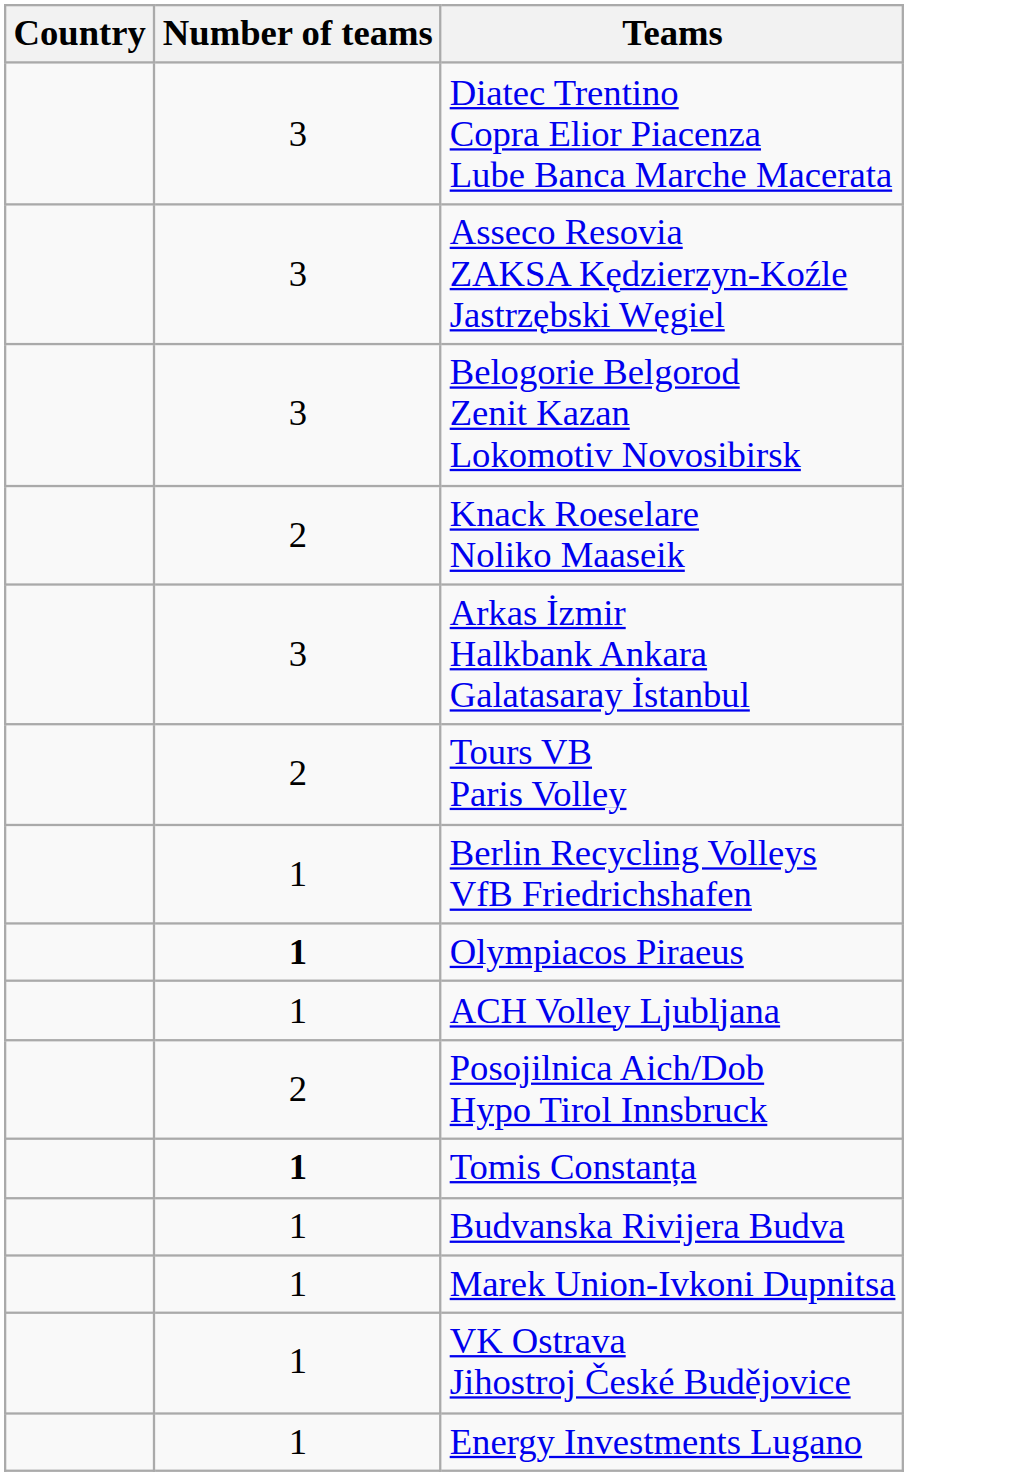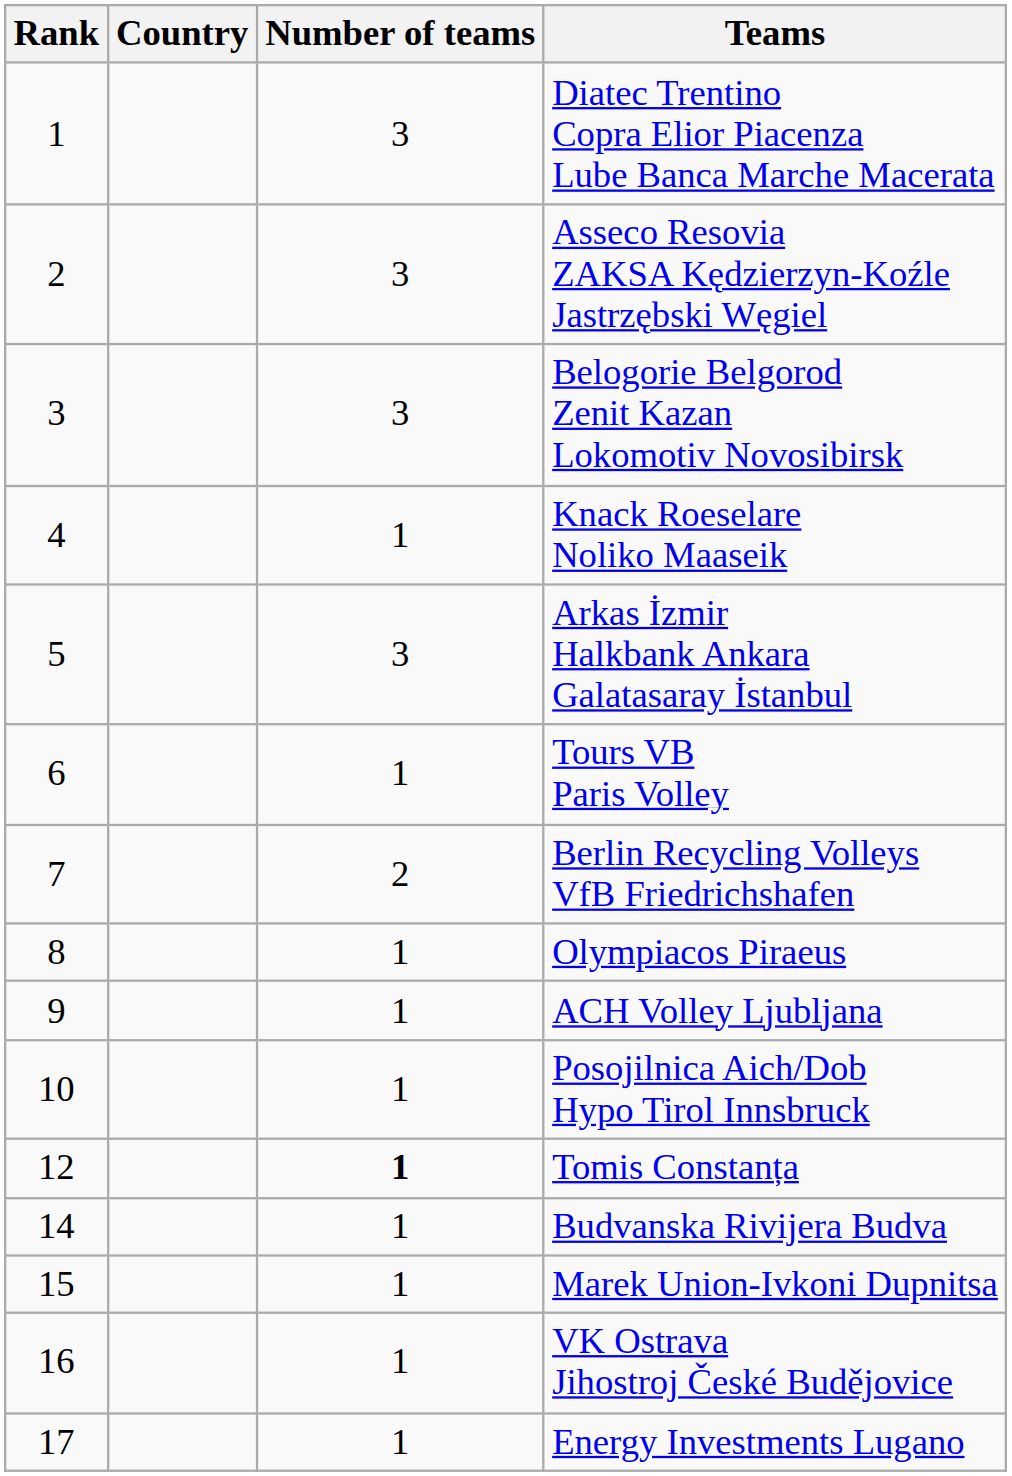+ column: (56, 33)
(298, 533) 2 -> (400, 533) 1
(298, 773) 2 -> (400, 773) 1
(298, 873) 1 -> (400, 873) 2
(298, 951) bold -> (400, 951) normal
(298, 1088) 2 -> (400, 1088) 1
